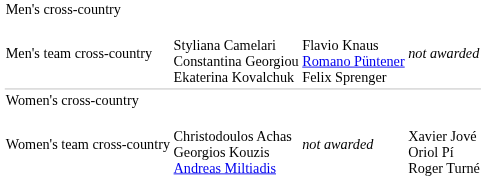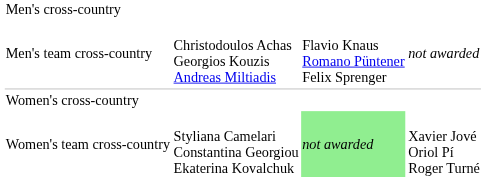(236, 61) Styliana Camelari Constantina Georgiou Ekaterina Kovalchuk -> (233, 61) Christodoulos Achas Georgios Kouzis Andreas Miltiadis
(233, 152) Christodoulos Achas Georgios Kouzis Andreas Miltiadis -> (236, 152) Styliana Camelari Constantina Georgiou Ekaterina Kovalchuk
(338, 144) no background -> (338, 144) lightgreen background
